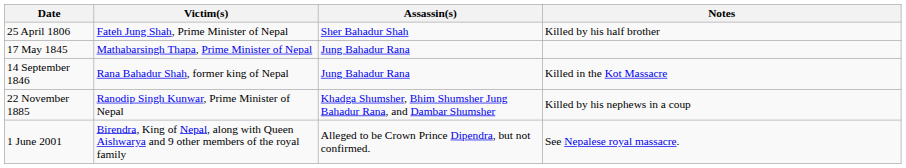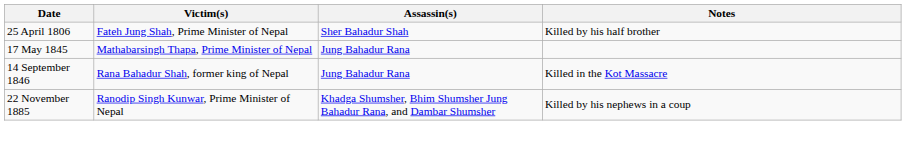- row: (34, 141)
